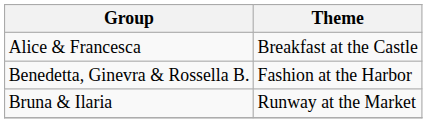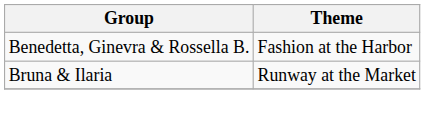- row: (75, 46)
